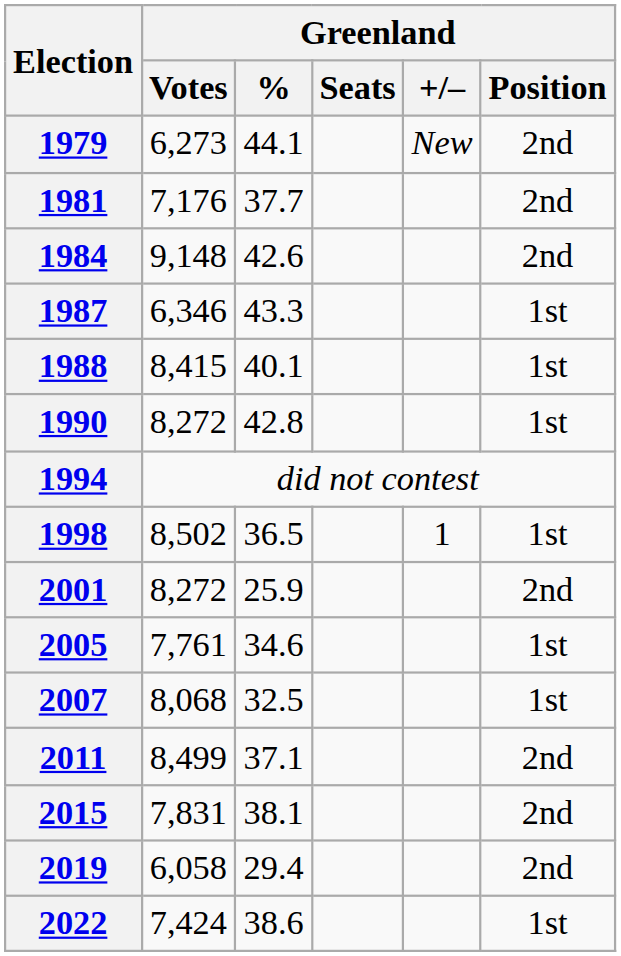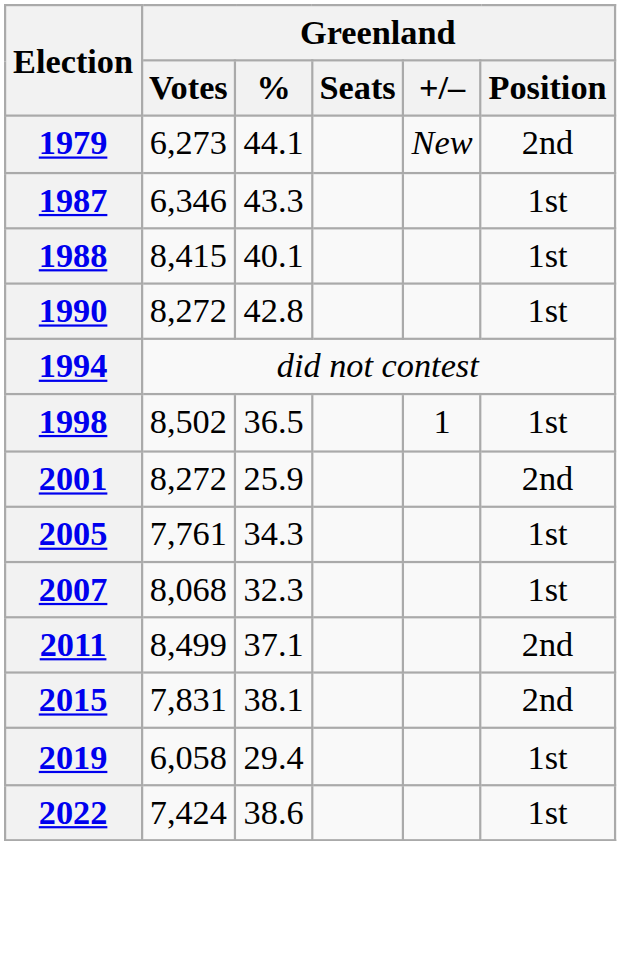- row: (73, 198)
- row: (73, 254)
(274, 644) 34.6 -> (274, 532) 34.3
(274, 699) 32.5 -> (274, 588) 32.3
(548, 866) 2nd -> (548, 755) 1st
